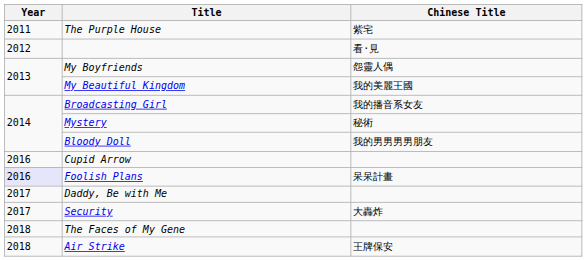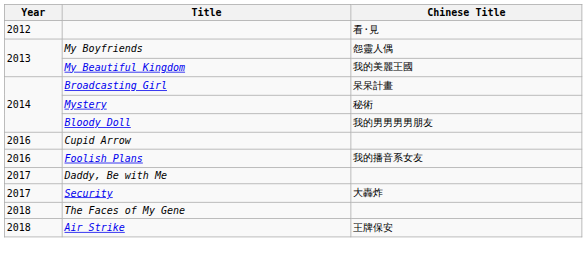- row: (113, 30)
(388, 104) 我的播音系女友 -> (373, 85) 呆呆計畫
(19, 177) lavender background -> (19, 158) no background
(373, 176) 呆呆計畫 -> (388, 158) 我的播音系女友
